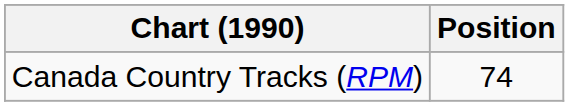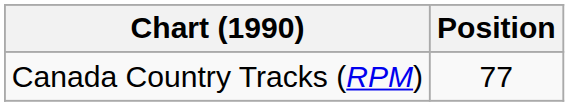(496, 76) 74 -> (496, 76) 77
